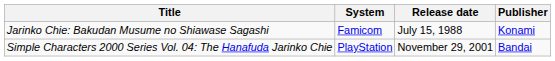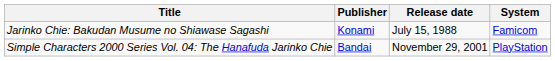columns swapped: (365, 13) <-> (523, 13)
